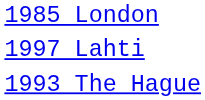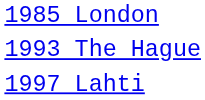rows swapped: (103, 84) <-> (75, 50)
